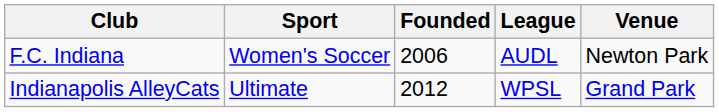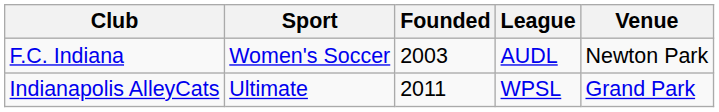(424, 55) 2006 -> (424, 55) 2003
(424, 89) 2012 -> (423, 89) 2011
